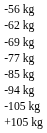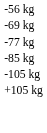- row: (19, 25)
- row: (19, 90)
